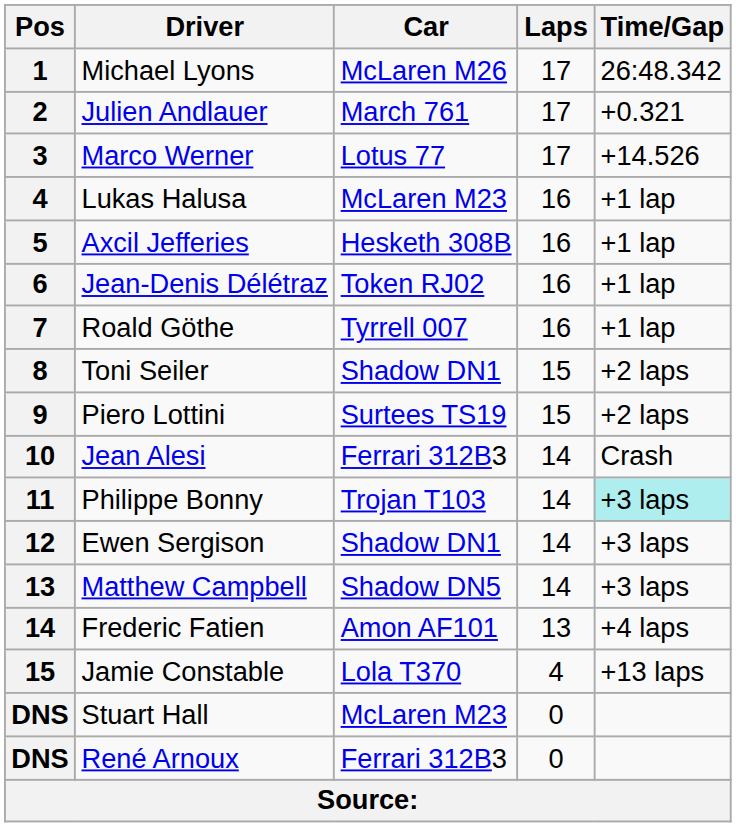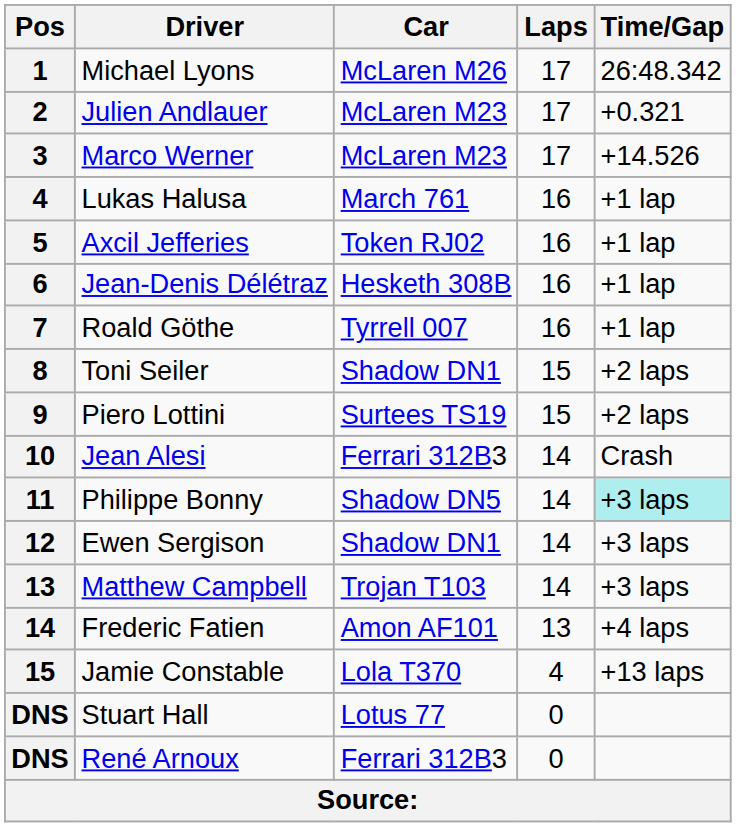(405, 113) March 761 -> (424, 113) McLaren M23
(393, 156) Lotus 77 -> (424, 156) McLaren M23
(424, 199) McLaren M23 -> (405, 199) March 761
(426, 242) Hesketh 308B -> (413, 242) Token RJ02
(413, 285) Token RJ02 -> (426, 285) Hesketh 308B
(413, 500) Trojan T103 -> (421, 500) Shadow DN5
(421, 586) Shadow DN5 -> (413, 586) Trojan T103
(424, 715) McLaren M23 -> (393, 715) Lotus 77
